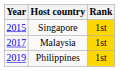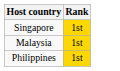- column: (16, 12)
